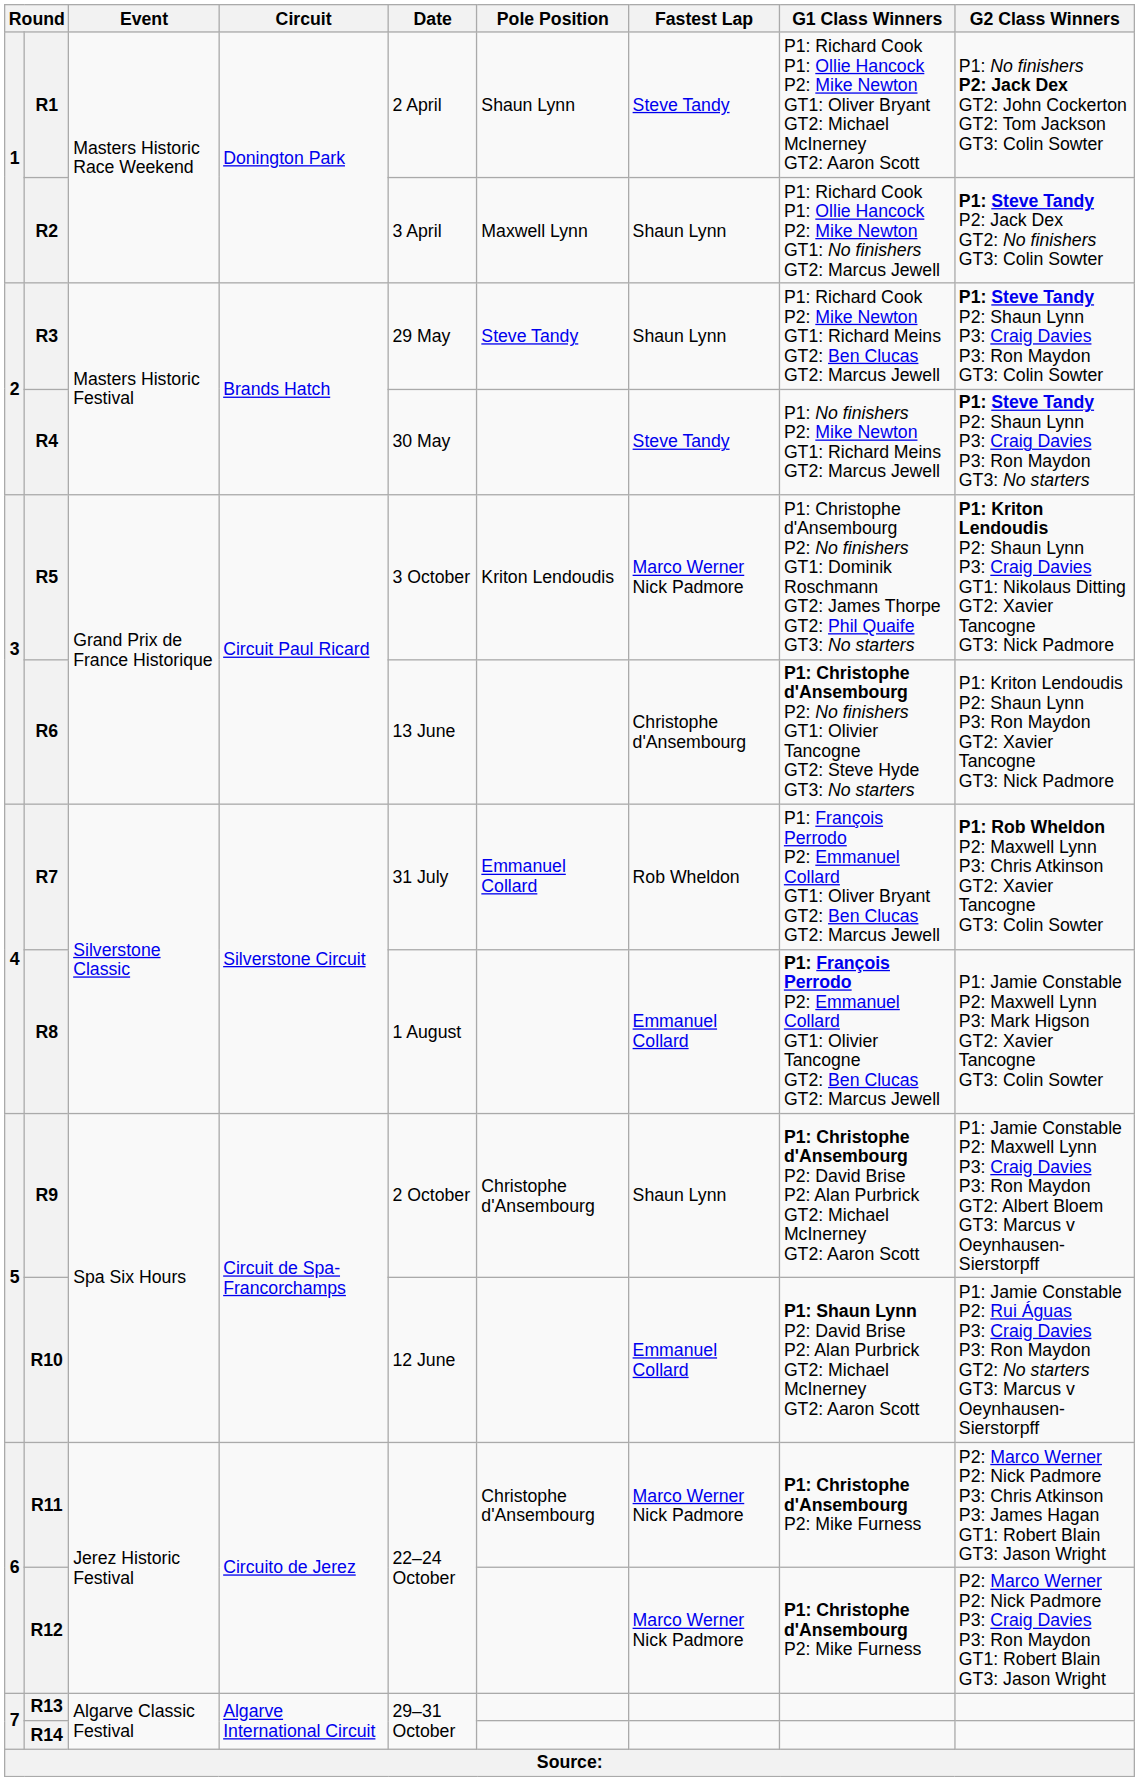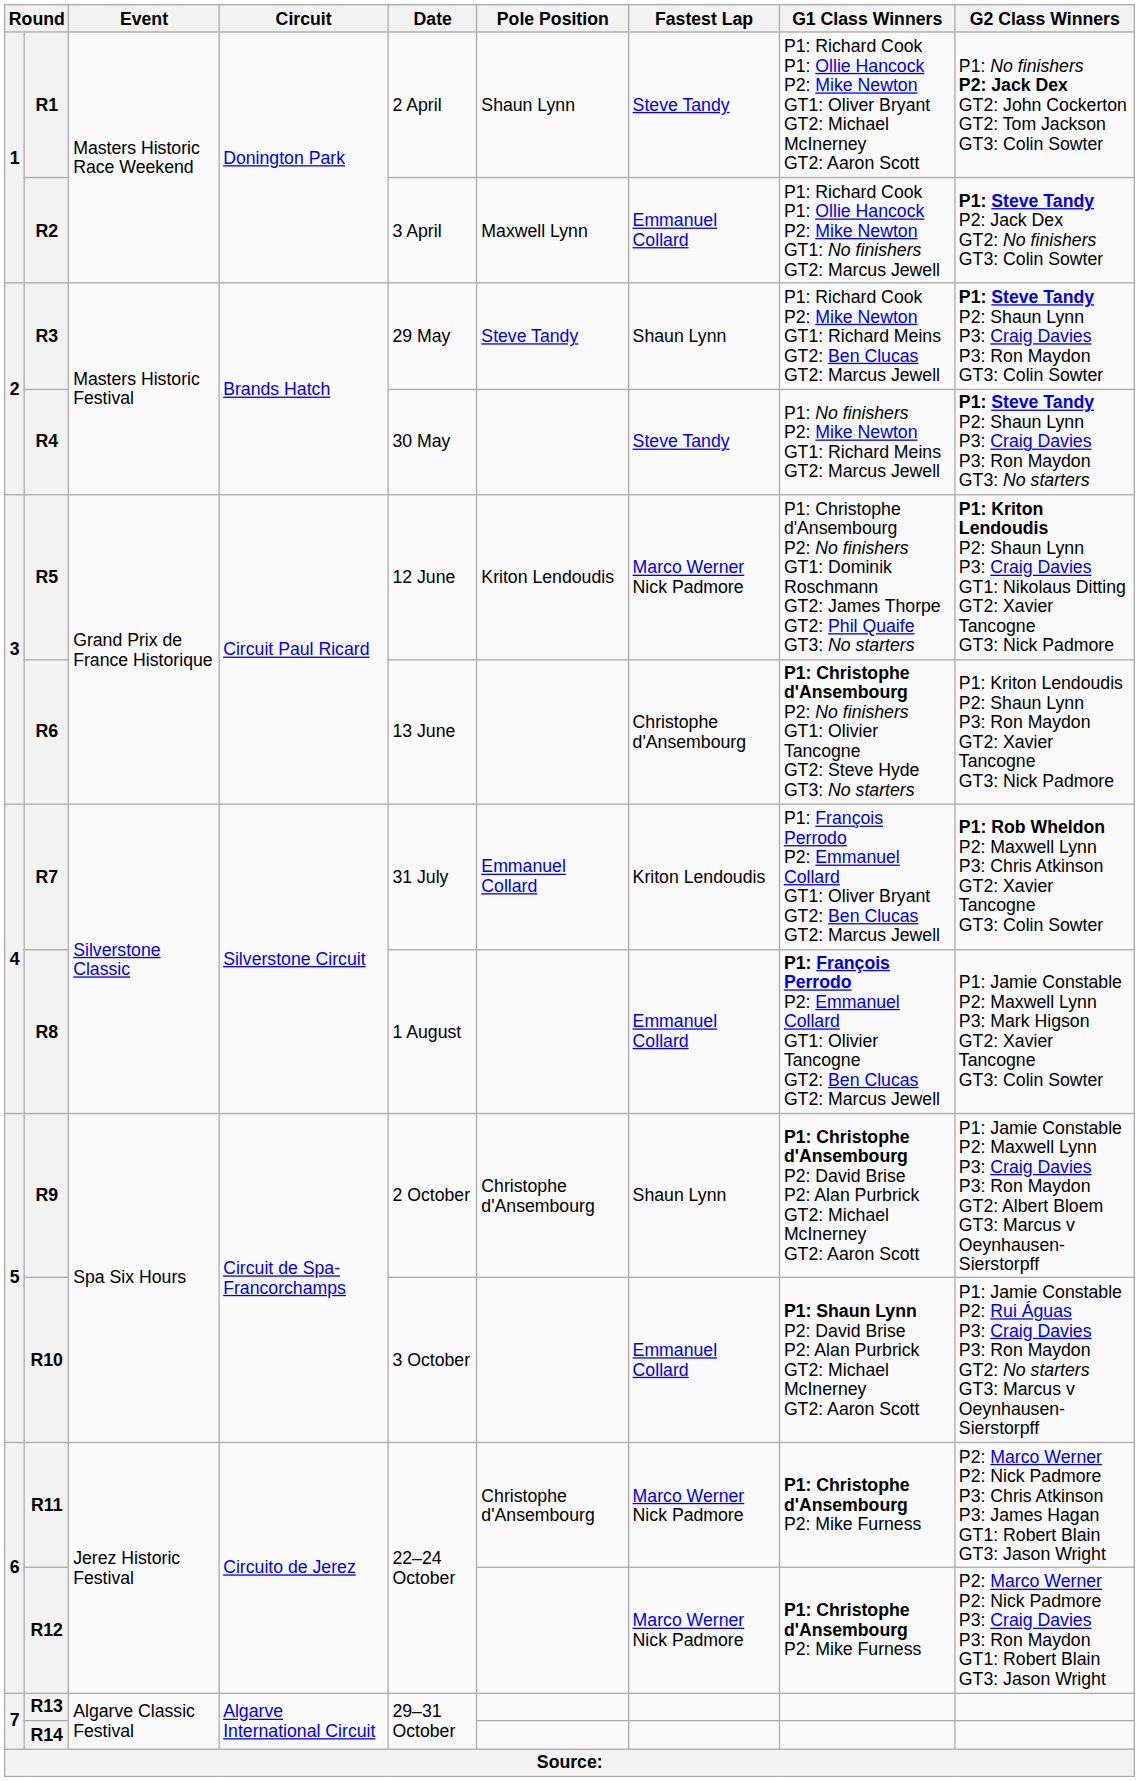(679, 230) Shaun Lynn -> (675, 230) Emmanuel Collard
(431, 577) 3 October -> (424, 577) 12 June
(686, 876) Rob Wheldon -> (699, 876) Kriton Lendoudis
(424, 1360) 12 June -> (431, 1360) 3 October
